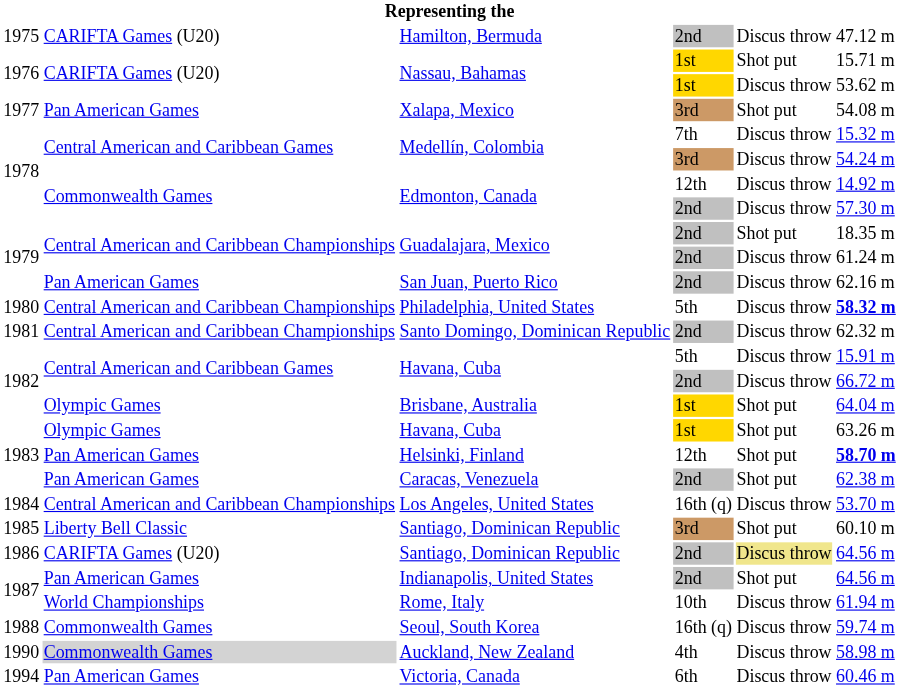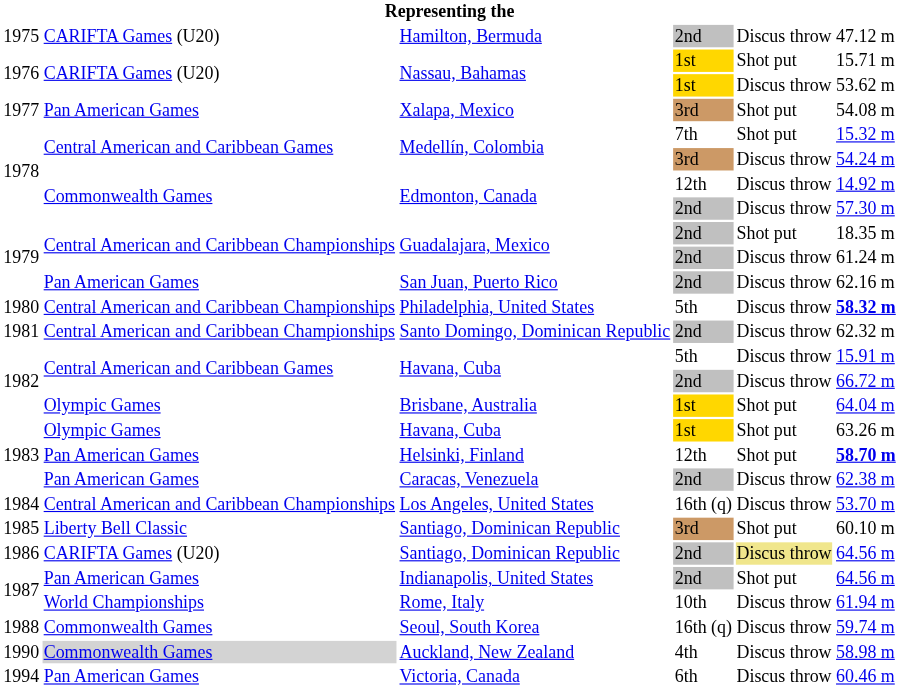(784, 134) Discus throw -> (767, 134) Shot put
(767, 479) Shot put -> (784, 479) Discus throw
